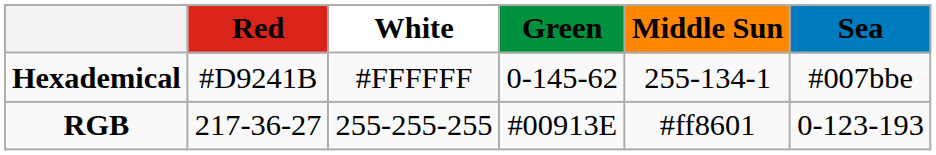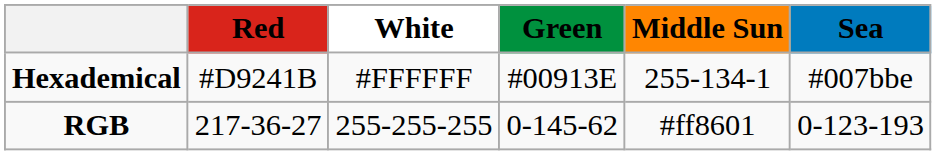(562, 76) 0-145-62 -> (562, 76) #00913E
(562, 125) #00913E -> (562, 125) 0-145-62
